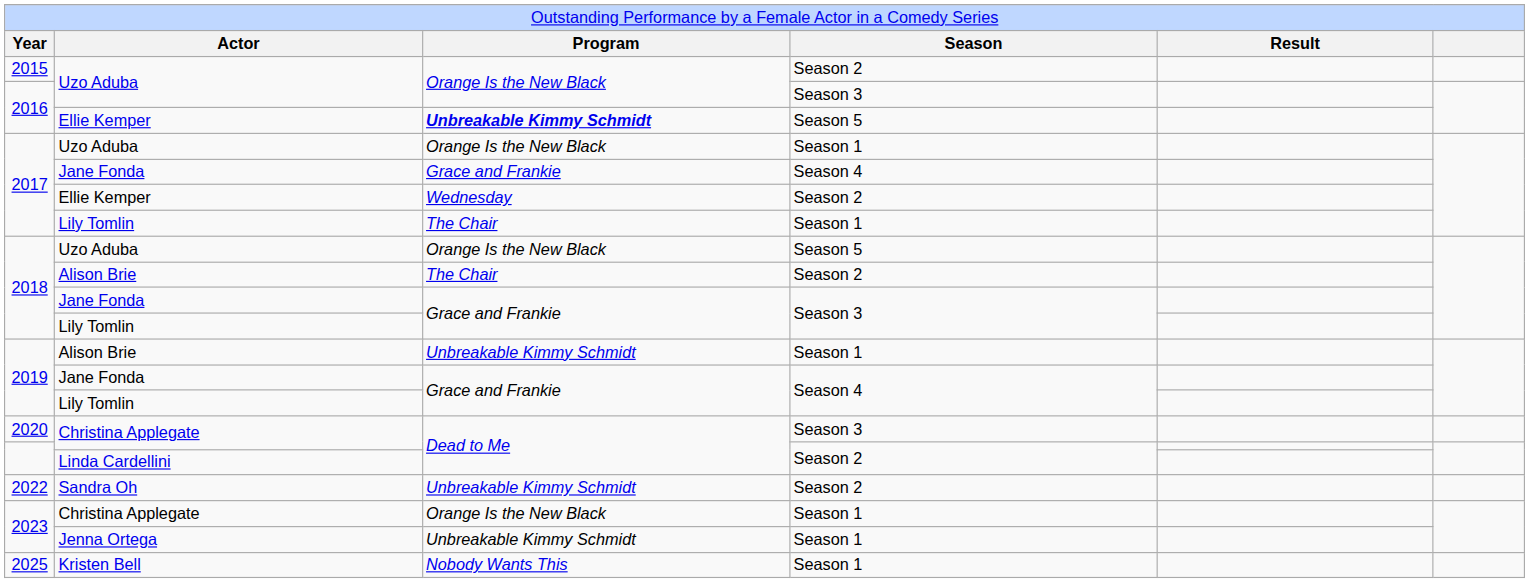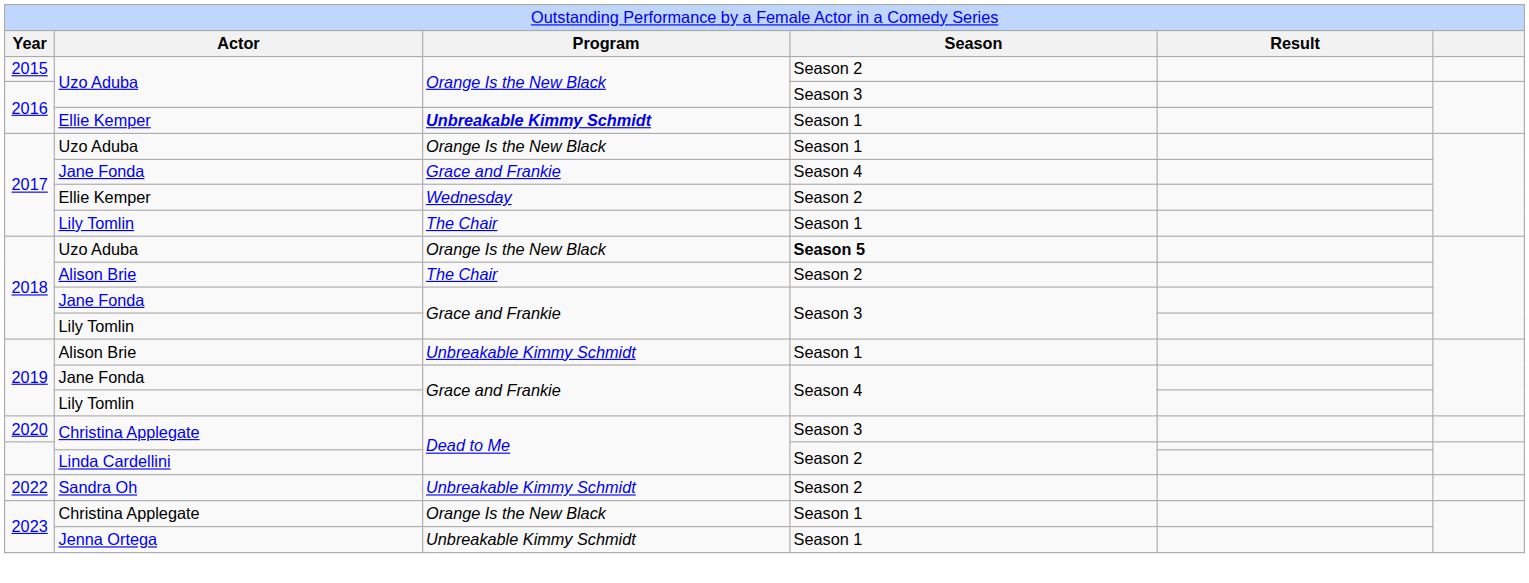(828, 121) Season 5 -> (828, 121) Season 1
(828, 249) normal -> (829, 249) bold
- row: (30, 565)
